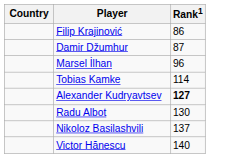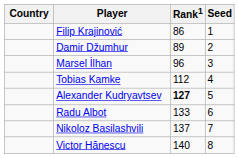+ column: (220, 13)
(179, 47) 87 -> (179, 47) 89
(181, 80) 114 -> (181, 80) 112
(181, 112) 130 -> (181, 112) 133
